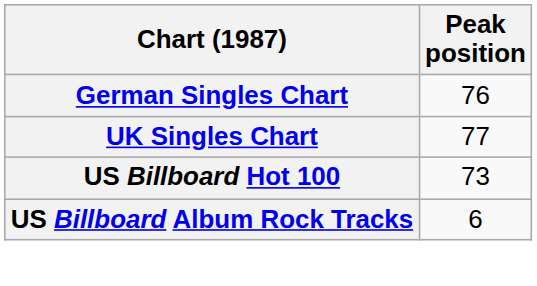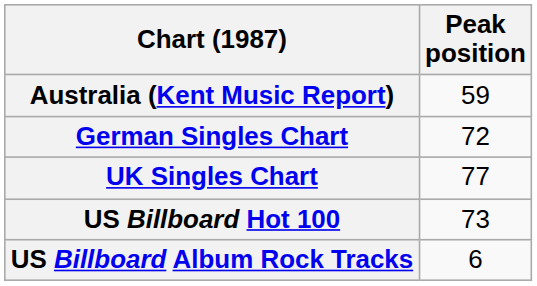+ row: (212, 95)
(475, 95) 76 -> (475, 136) 72
